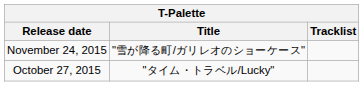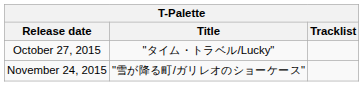rows swapped: (57, 70) <-> (57, 50)
